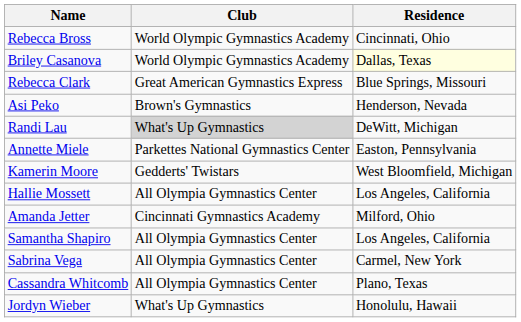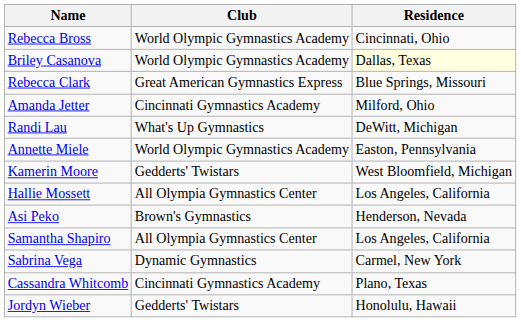rows swapped: (49, 216) <-> (33, 104)
(199, 127) lightgrey background -> (199, 127) no background
(242, 149) Parkettes National Gymnastics Center -> (242, 149) World Olympic Gymnastics Academy
(226, 261) All Olympia Gymnastics Center -> (196, 261) Dynamic Gymnastics
(226, 283) All Olympia Gymnastics Center -> (227, 283) Cincinnati Gymnastics Academy
(199, 305) What's Up Gymnastics -> (187, 305) Gedderts' Twistars
